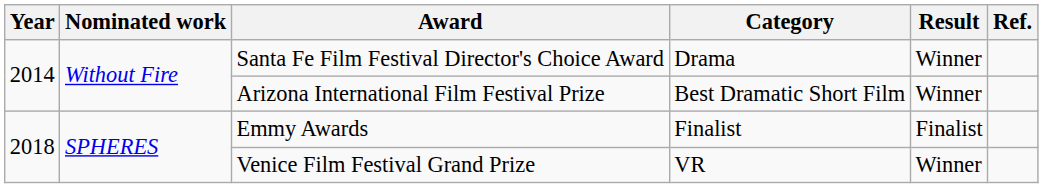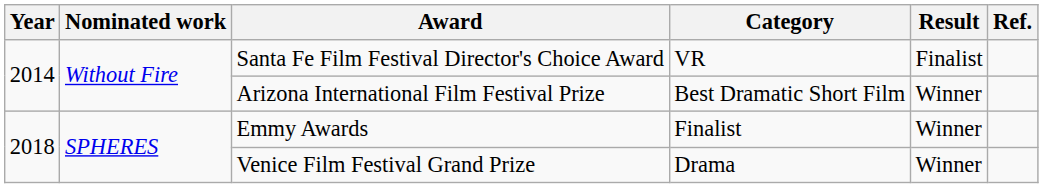(705, 57) Drama -> (690, 57) VR
(949, 57) Winner -> (949, 57) Finalist
(949, 128) Finalist -> (949, 128) Winner
(690, 164) VR -> (705, 164) Drama
